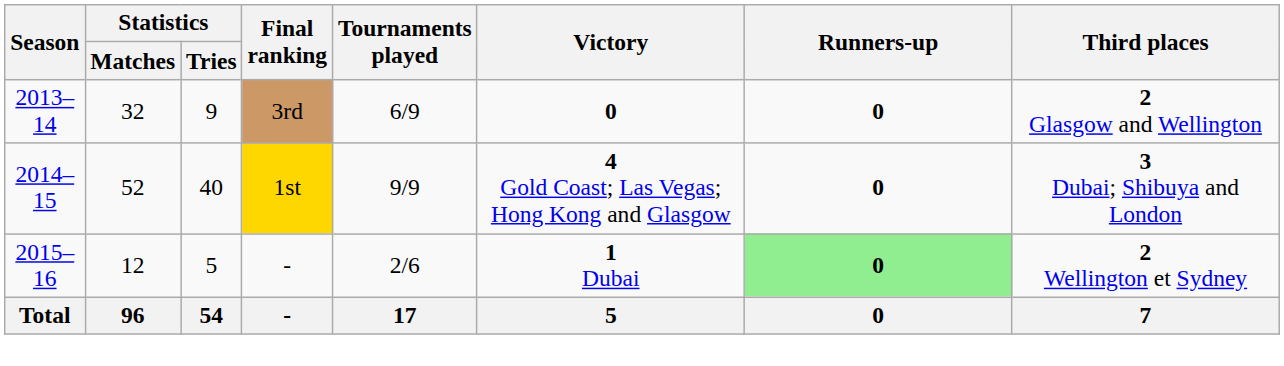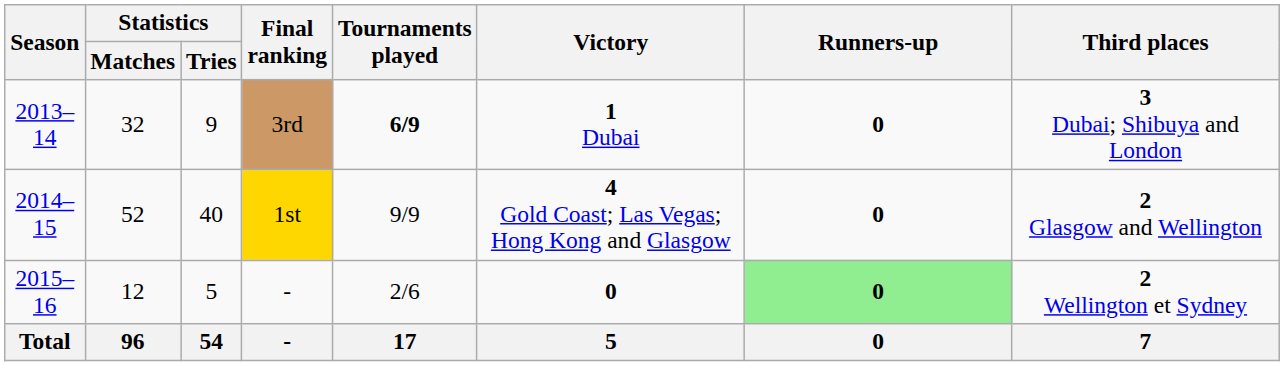(405, 110) normal -> (405, 124) bold
(611, 110) 0 -> (611, 124) 1 Dubai
(1146, 110) 2 Glasgow and Wellington -> (1146, 124) 3 Dubai; Shibuya and London
(1146, 187) 3 Dubai; Shibuya and London -> (1146, 214) 2 Glasgow and Wellington
(611, 264) 1 Dubai -> (611, 291) 0
